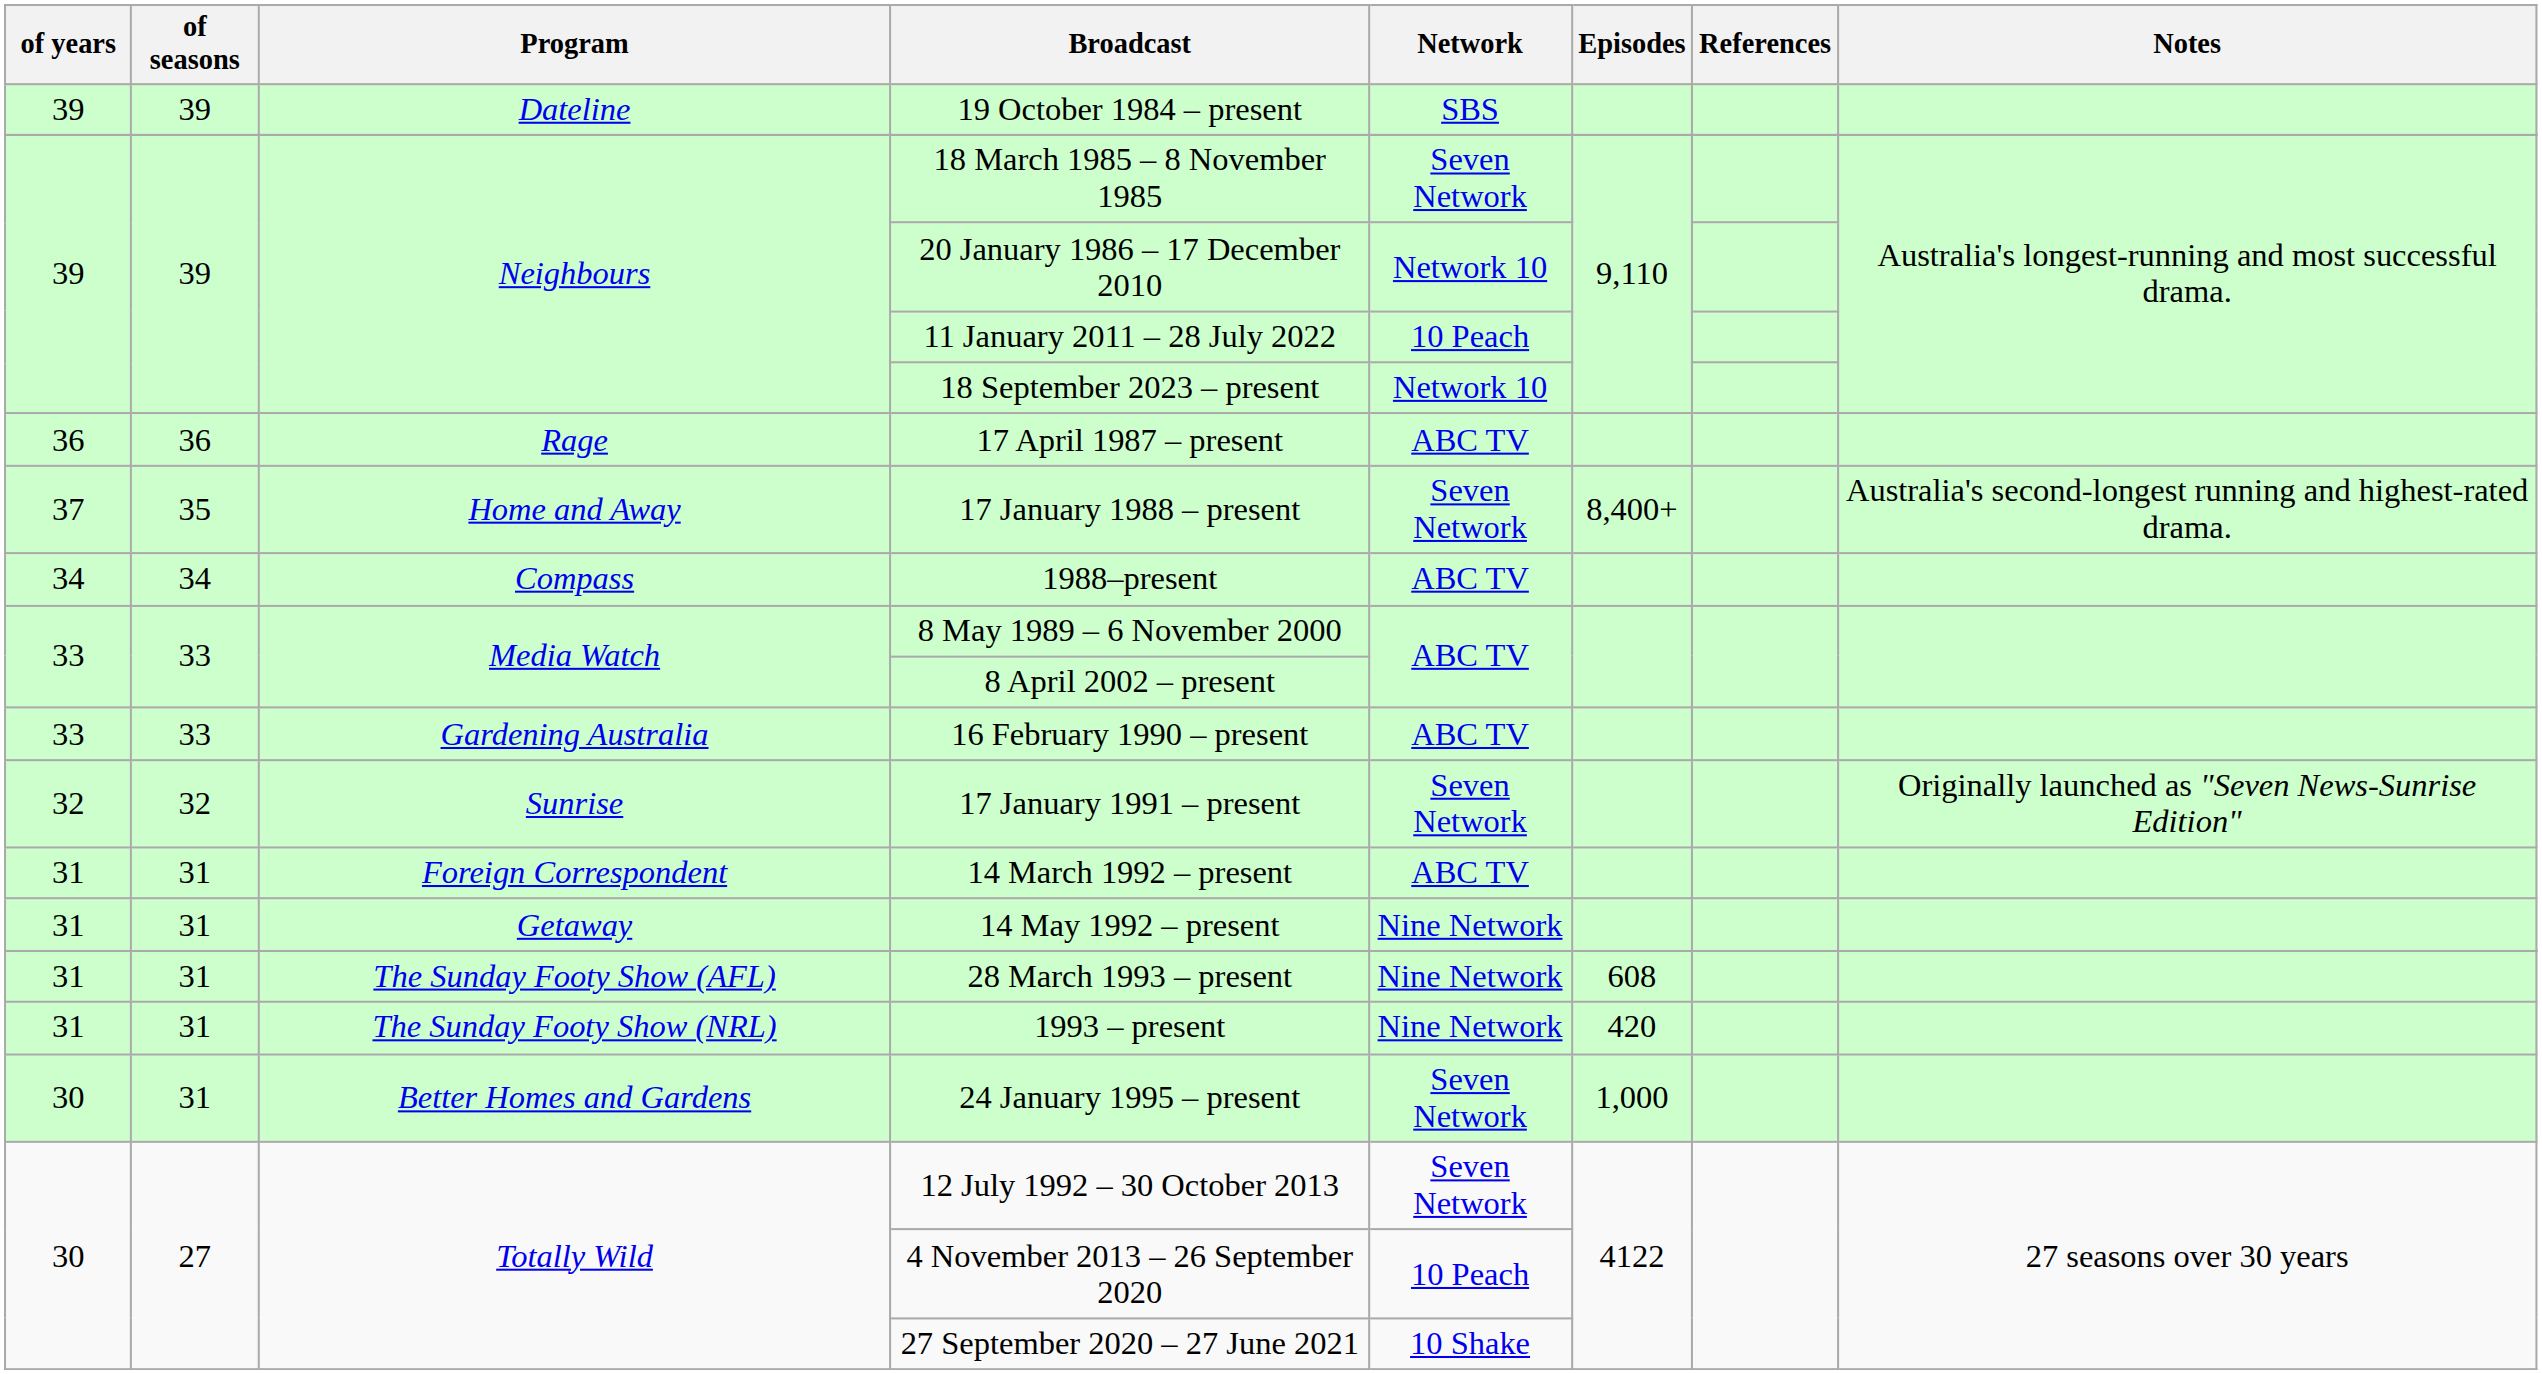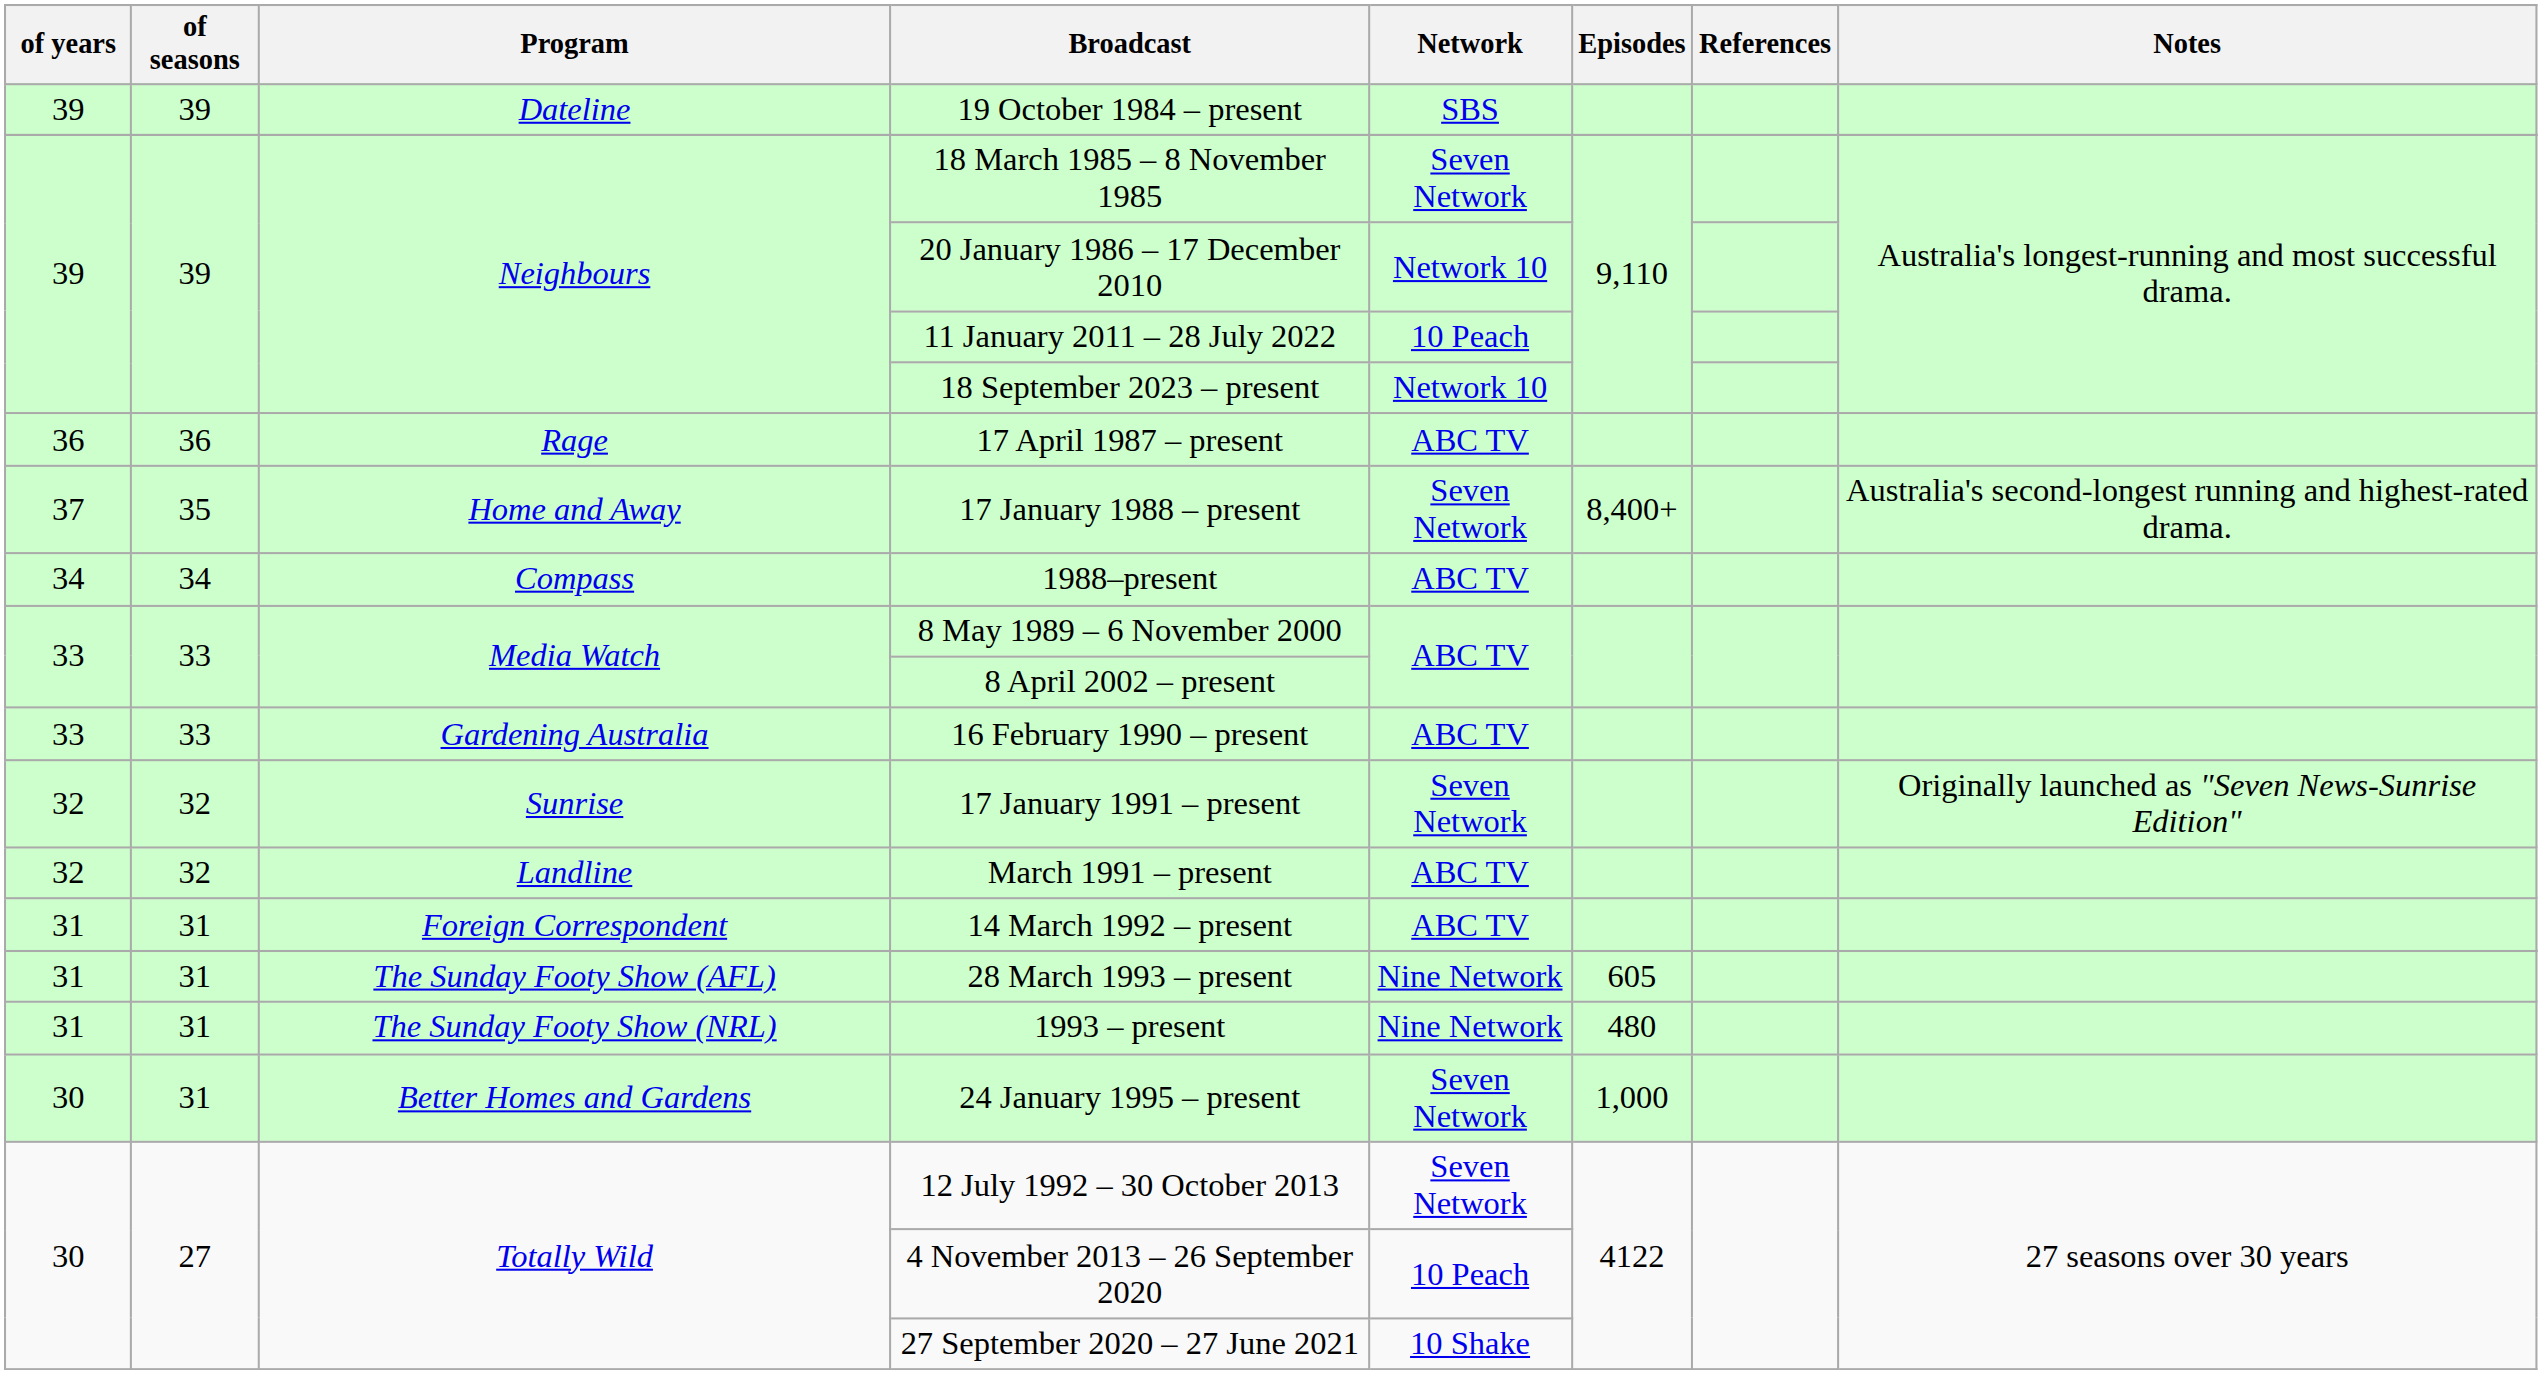+ row: (1130, 872)
- row: (1130, 924)
(1632, 975) 608 -> (1632, 975) 605
(1632, 1027) 420 -> (1632, 1027) 480
